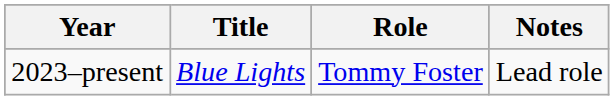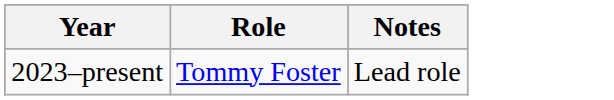- column: (241, 26)
